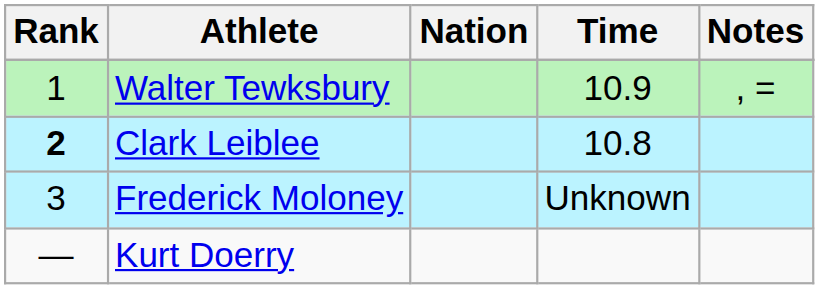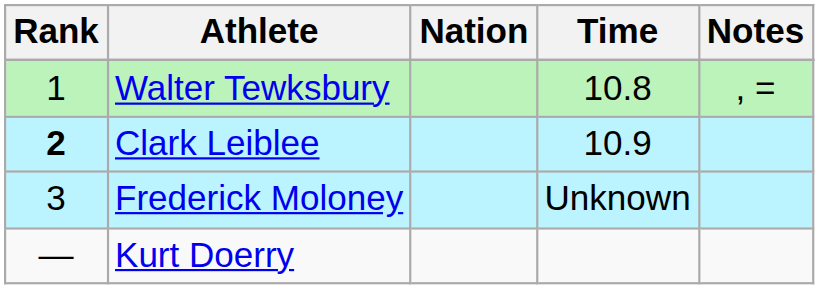(618, 87) 10.9 -> (618, 87) 10.8
(618, 143) 10.8 -> (618, 143) 10.9
